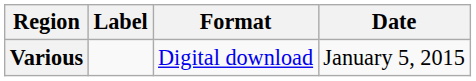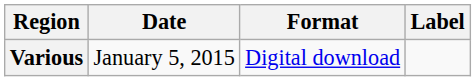columns swapped: (394, 22) <-> (121, 22)
